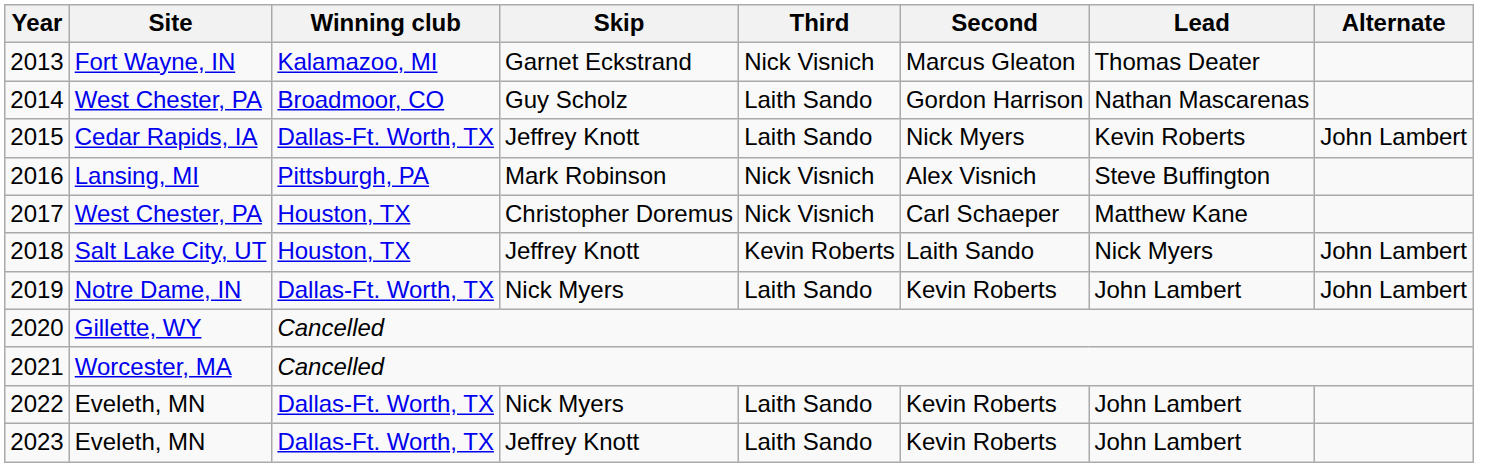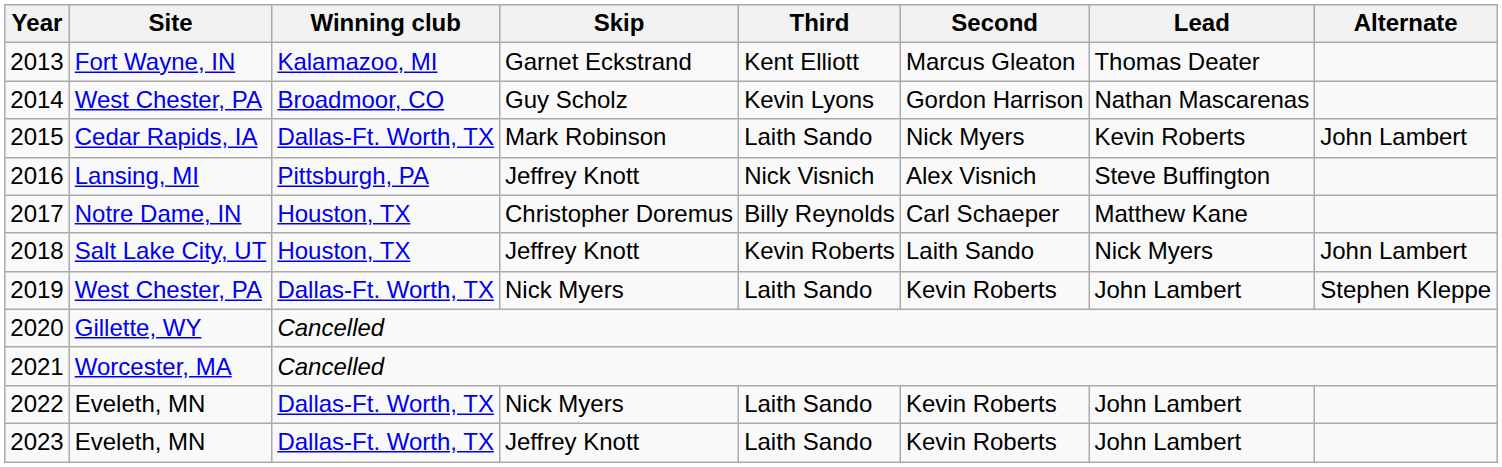(809, 61) Nick Visnich -> (801, 61) Kent Elliott
(808, 99) Laith Sando -> (809, 99) Kevin Lyons
(572, 137) Jeffrey Knott -> (586, 137) Mark Robinson
(586, 175) Mark Robinson -> (572, 175) Jeffrey Knott
(168, 213) West Chester, PA -> (158, 213) Notre Dame, IN
(809, 213) Nick Visnich -> (819, 213) Billy Reynolds
(158, 289) Notre Dame, IN -> (168, 289) West Chester, PA
(1394, 289) John Lambert -> (1406, 289) Stephen Kleppe
